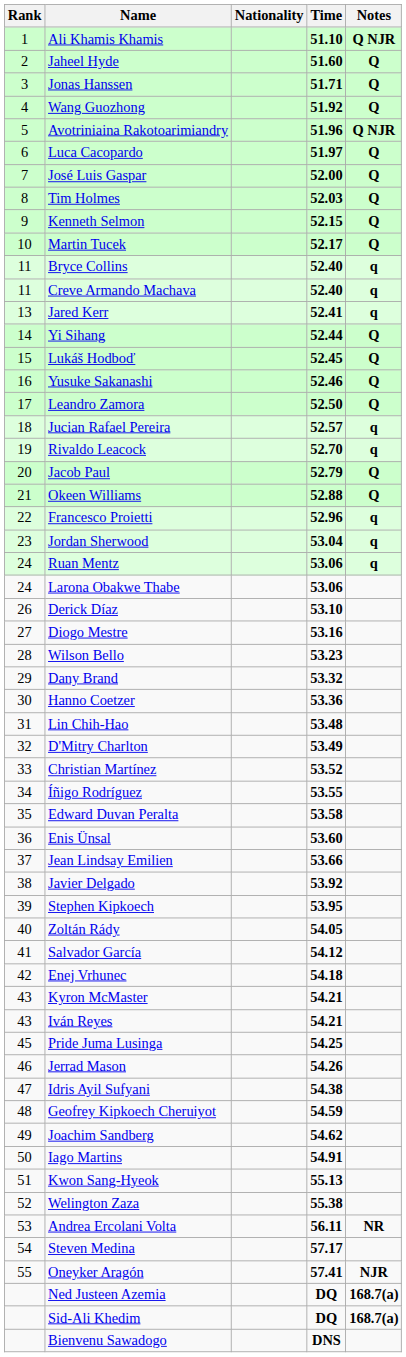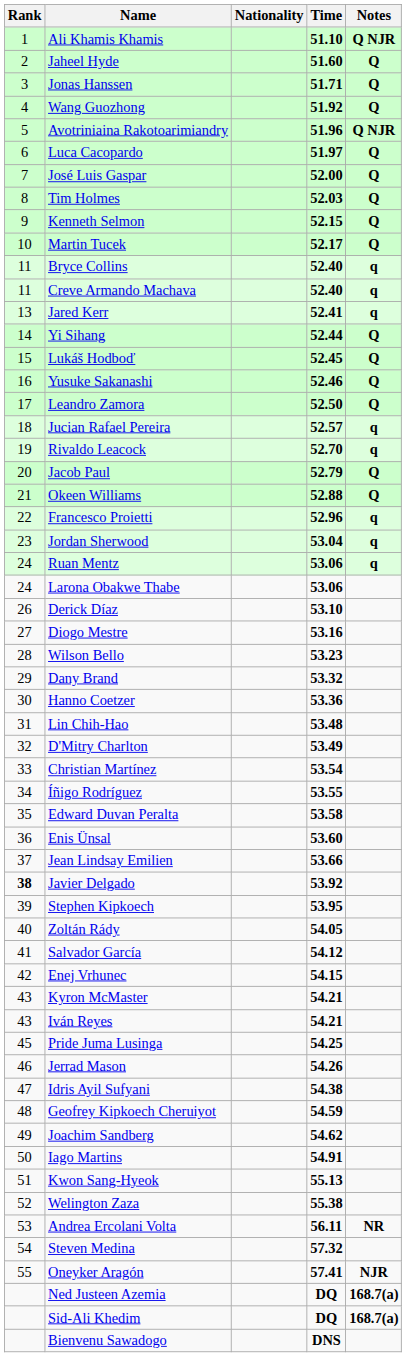(326, 769) 53.52 -> (326, 769) 53.54
(25, 883) normal -> (25, 883) bold
(326, 975) 54.18 -> (326, 975) 54.15
(326, 1249) 57.17 -> (326, 1249) 57.32
